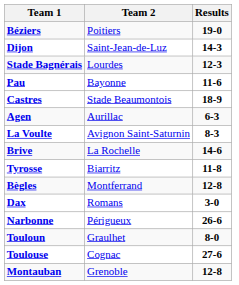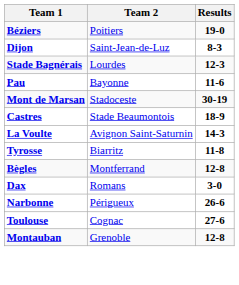(212, 47) 14-3 -> (215, 47) 8-3
+ row: (46, 99)
- row: (19, 116)
(212, 133) 8-3 -> (215, 133) 14-3
- row: (20, 151)
- row: (26, 237)
